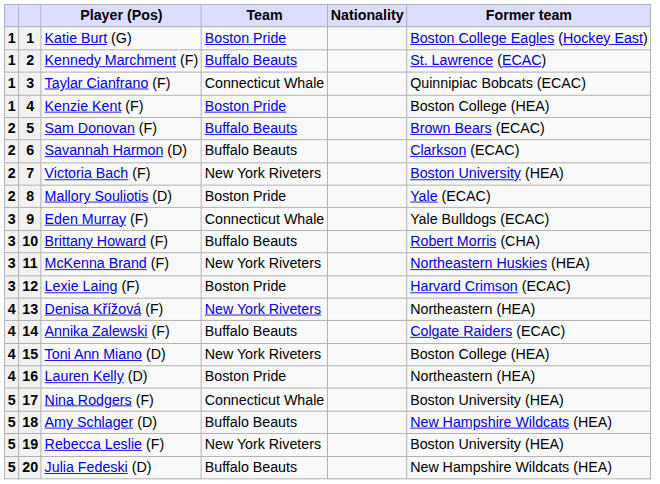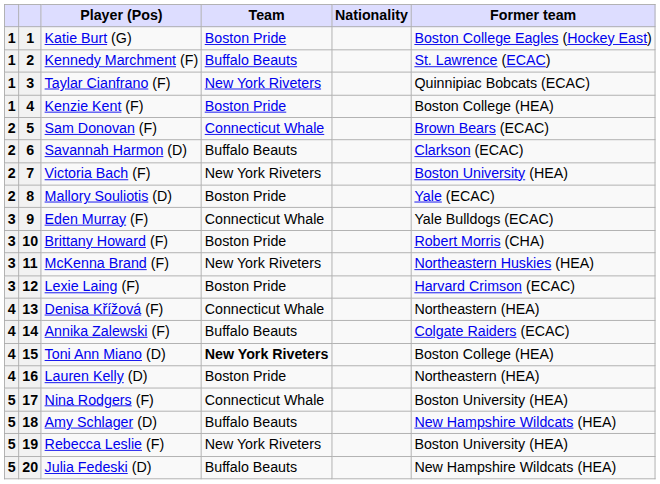(264, 83) Connecticut Whale -> (263, 83) New York Riveters
(251, 128) Buffalo Beauts -> (264, 128) Connecticut Whale
(251, 241) Buffalo Beauts -> (245, 241) Boston Pride
(263, 309) New York Riveters -> (264, 309) Connecticut Whale
(263, 354) normal -> (267, 354) bold
